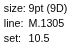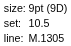rows swapped: (12, 38) <-> (14, 23)
